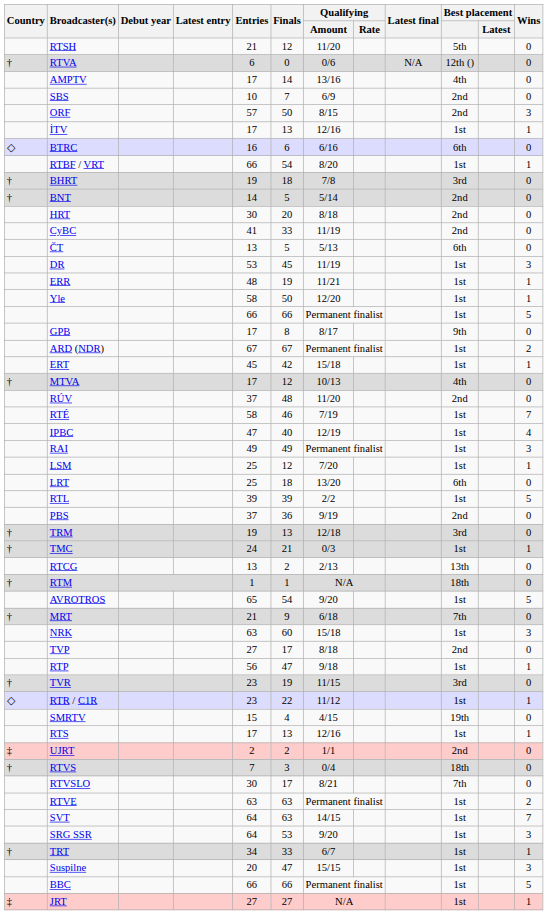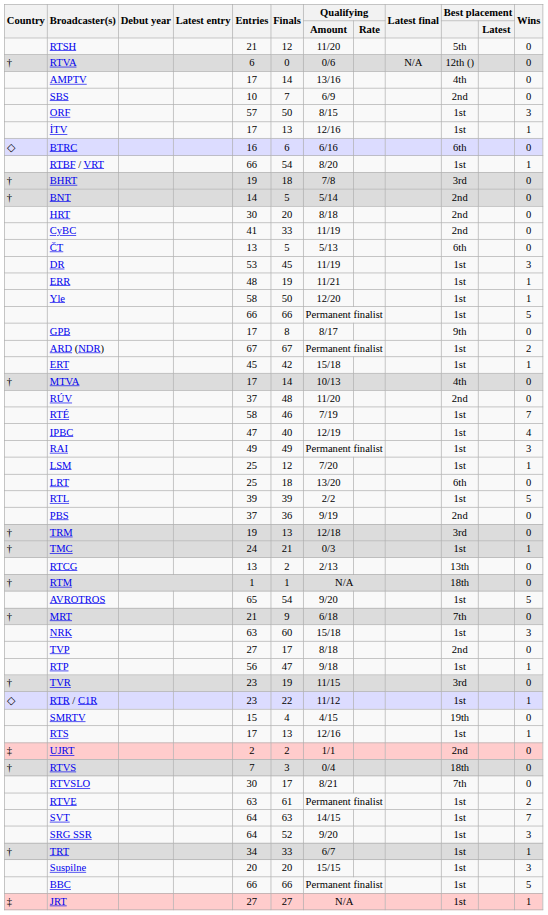(460, 113) 2nd -> (460, 113) 1st
(287, 381) 12 -> (287, 381) 14
(287, 801) 63 -> (287, 801) 61
(287, 834) 53 -> (287, 834) 52
(287, 868) 47 -> (287, 868) 20
